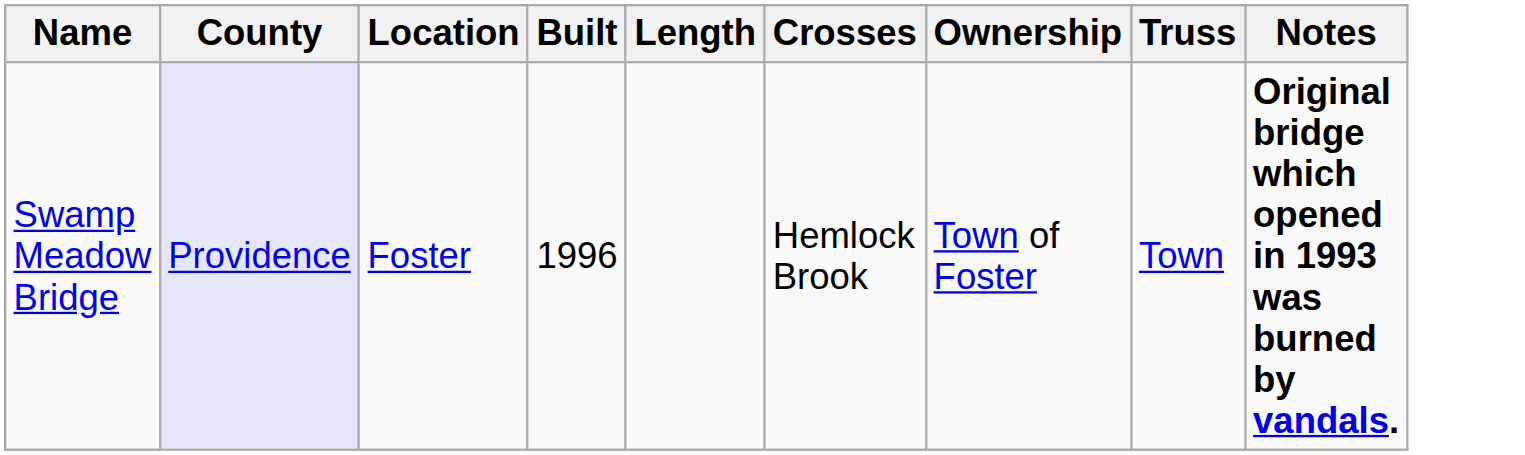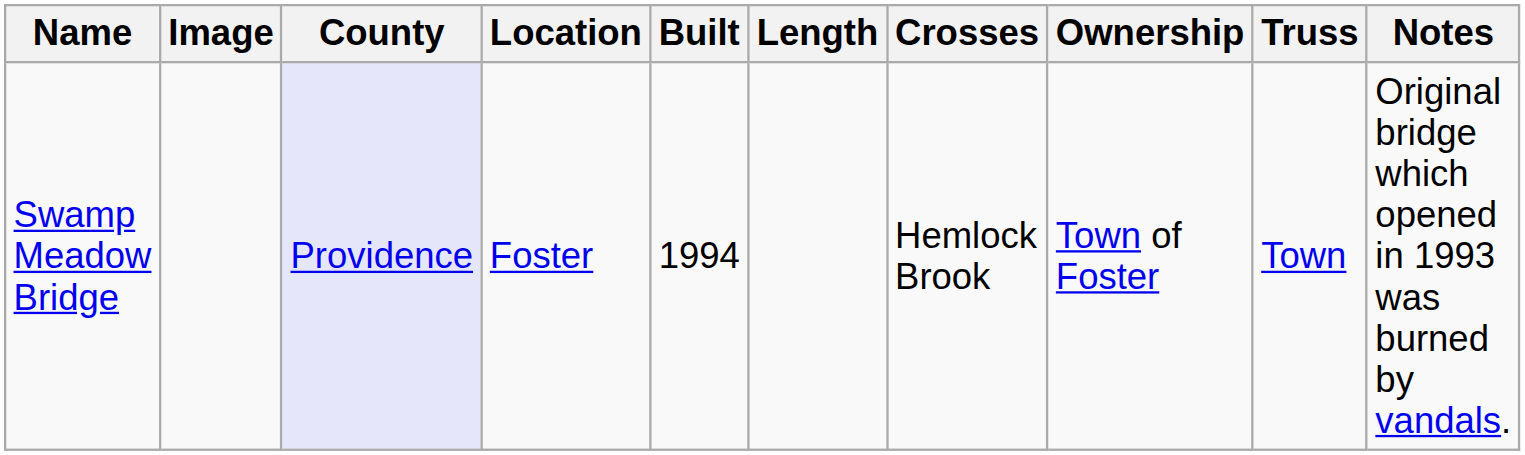+ column: (221, 33)
(577, 255) 1996 -> (699, 255) 1994
(1326, 255) bold -> (1443, 255) normal
